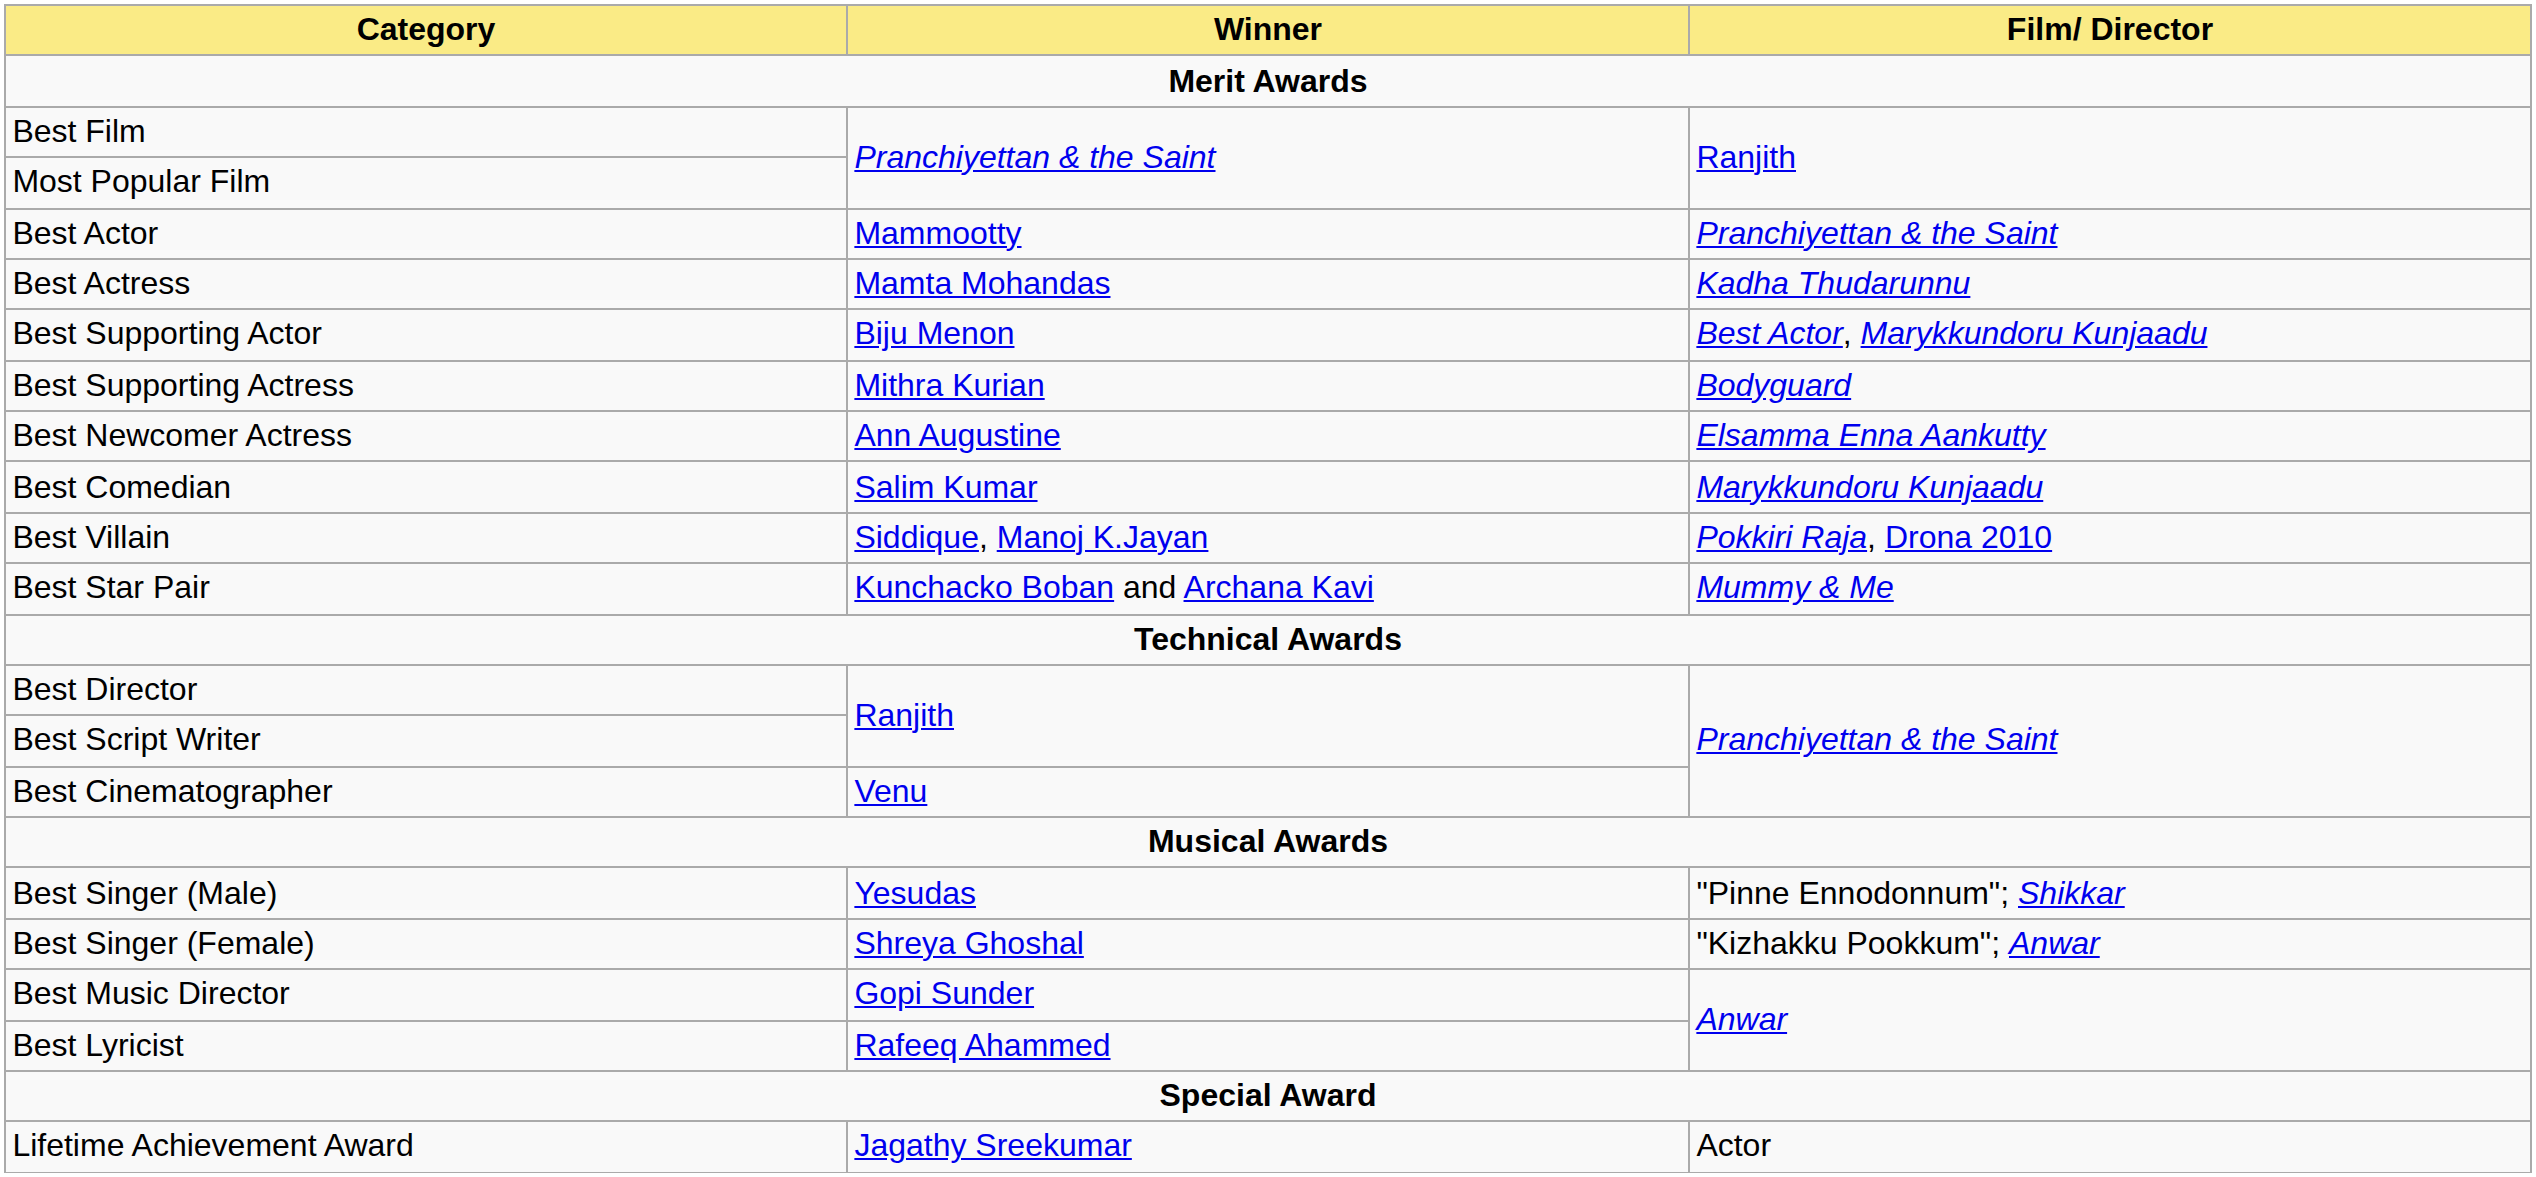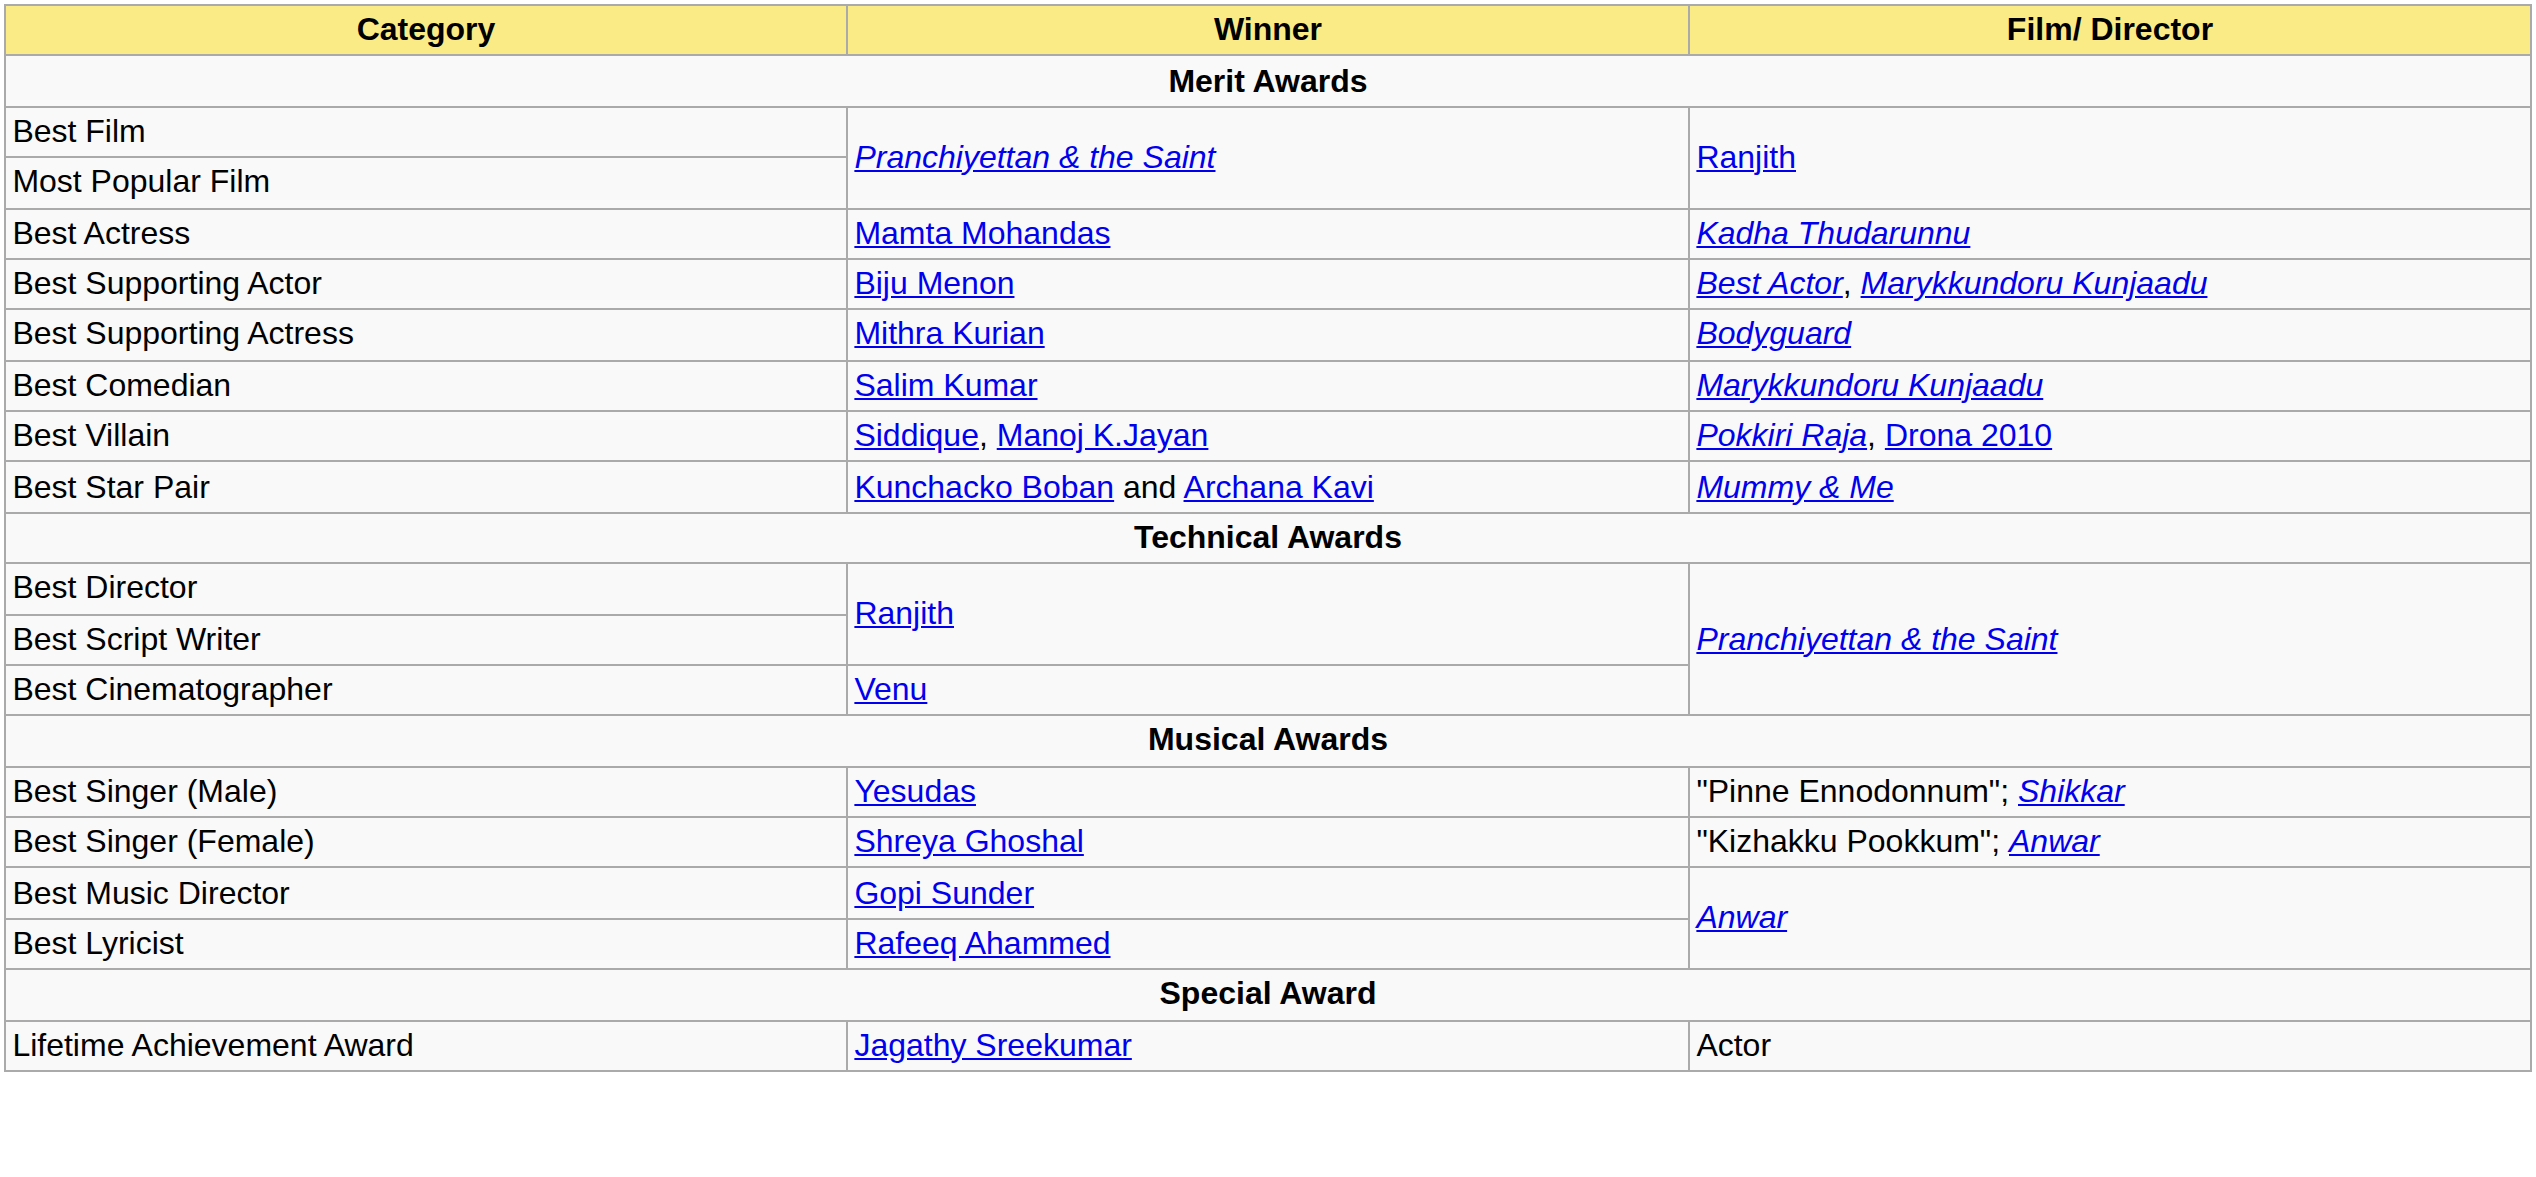- row: (85, 232)
- row: (182, 435)
